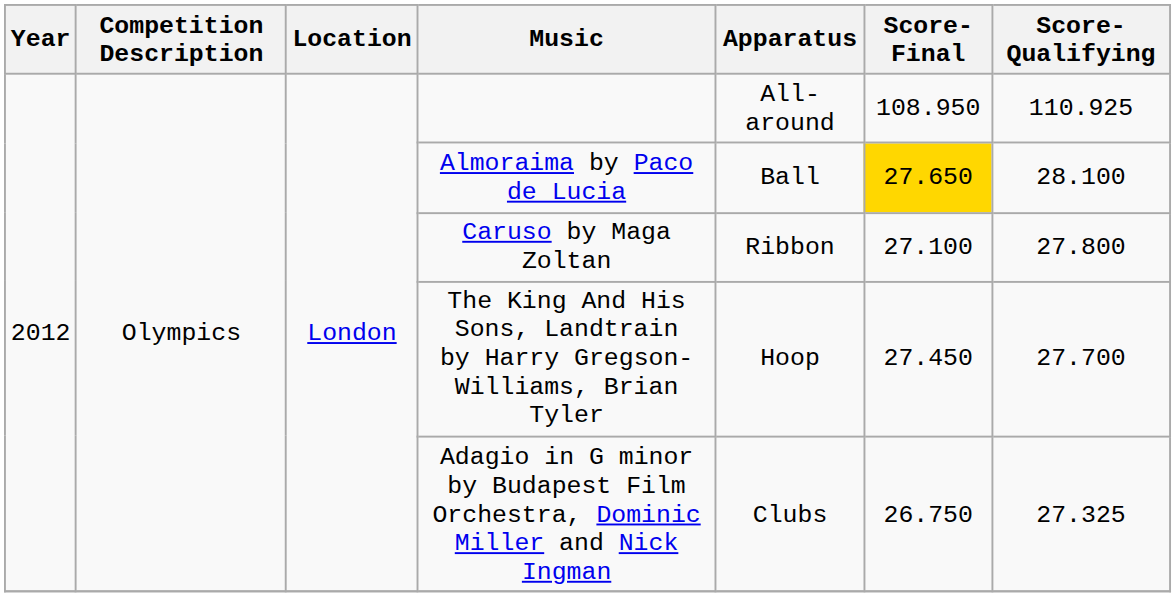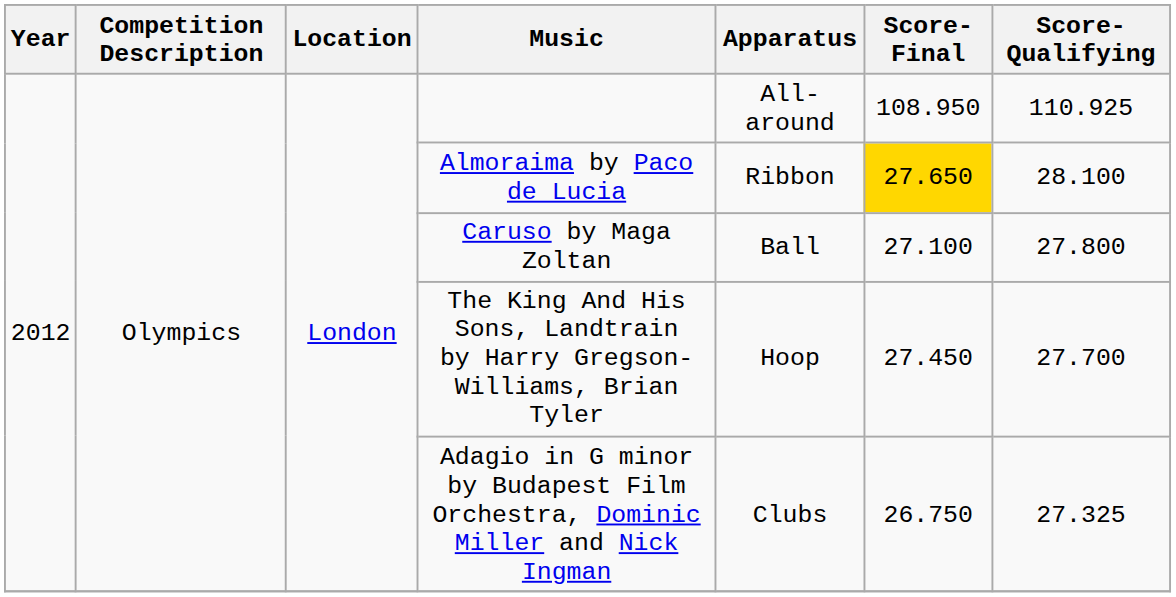(790, 178) Ball -> (790, 178) Ribbon
(790, 247) Ribbon -> (790, 247) Ball
